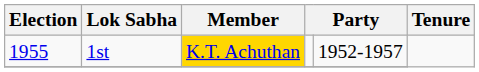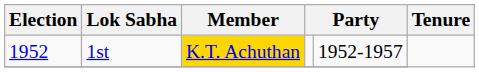(29, 50) 1955 -> (29, 50) 1952
